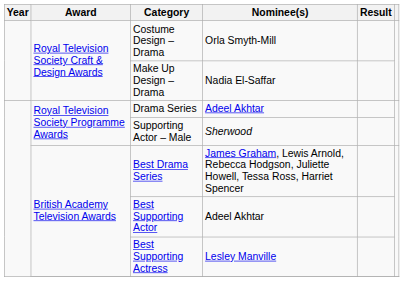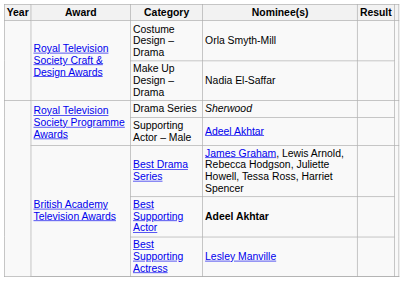(235, 109) Adeel Akhtar -> (228, 109) Sherwood
(228, 131) Sherwood -> (235, 131) Adeel Akhtar
(235, 217) normal -> (237, 217) bold
